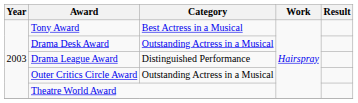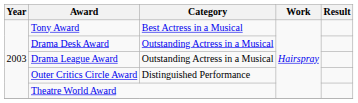(196, 59) Distinguished Performance -> (208, 59) Outstanding Actress in a Musical
(208, 75) Outstanding Actress in a Musical -> (196, 75) Distinguished Performance
